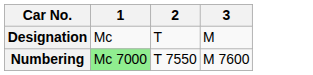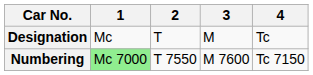+ column: (280, 15)
